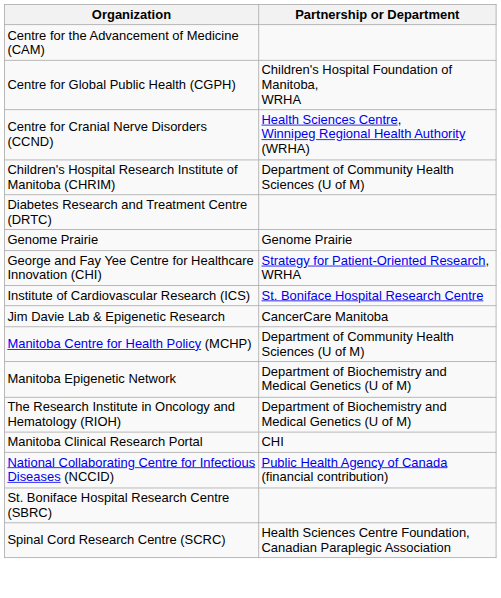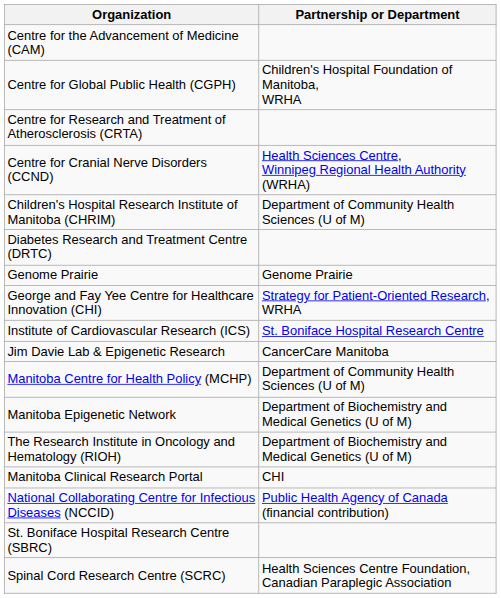+ row: (117, 127)
